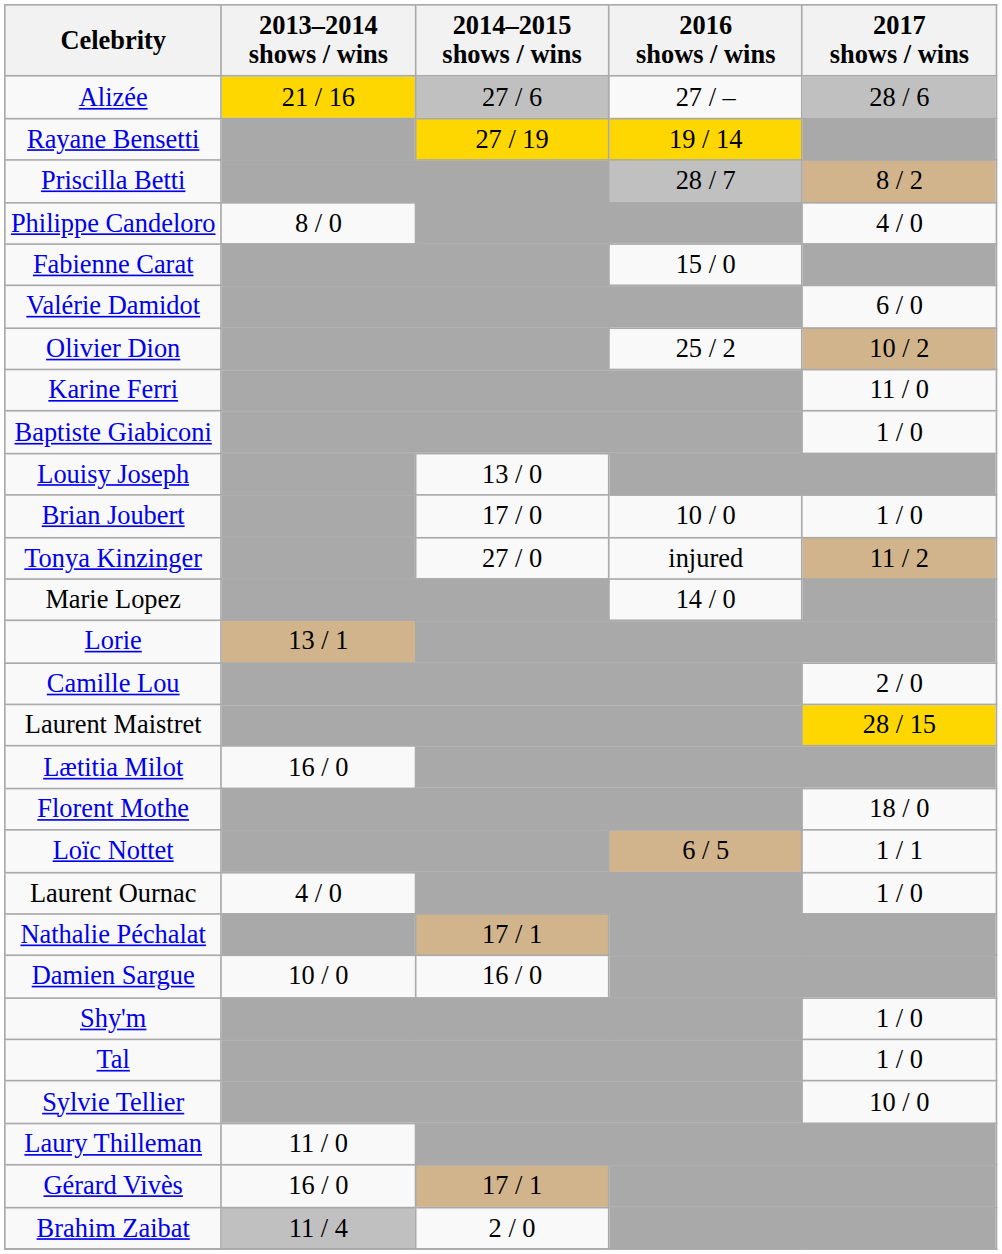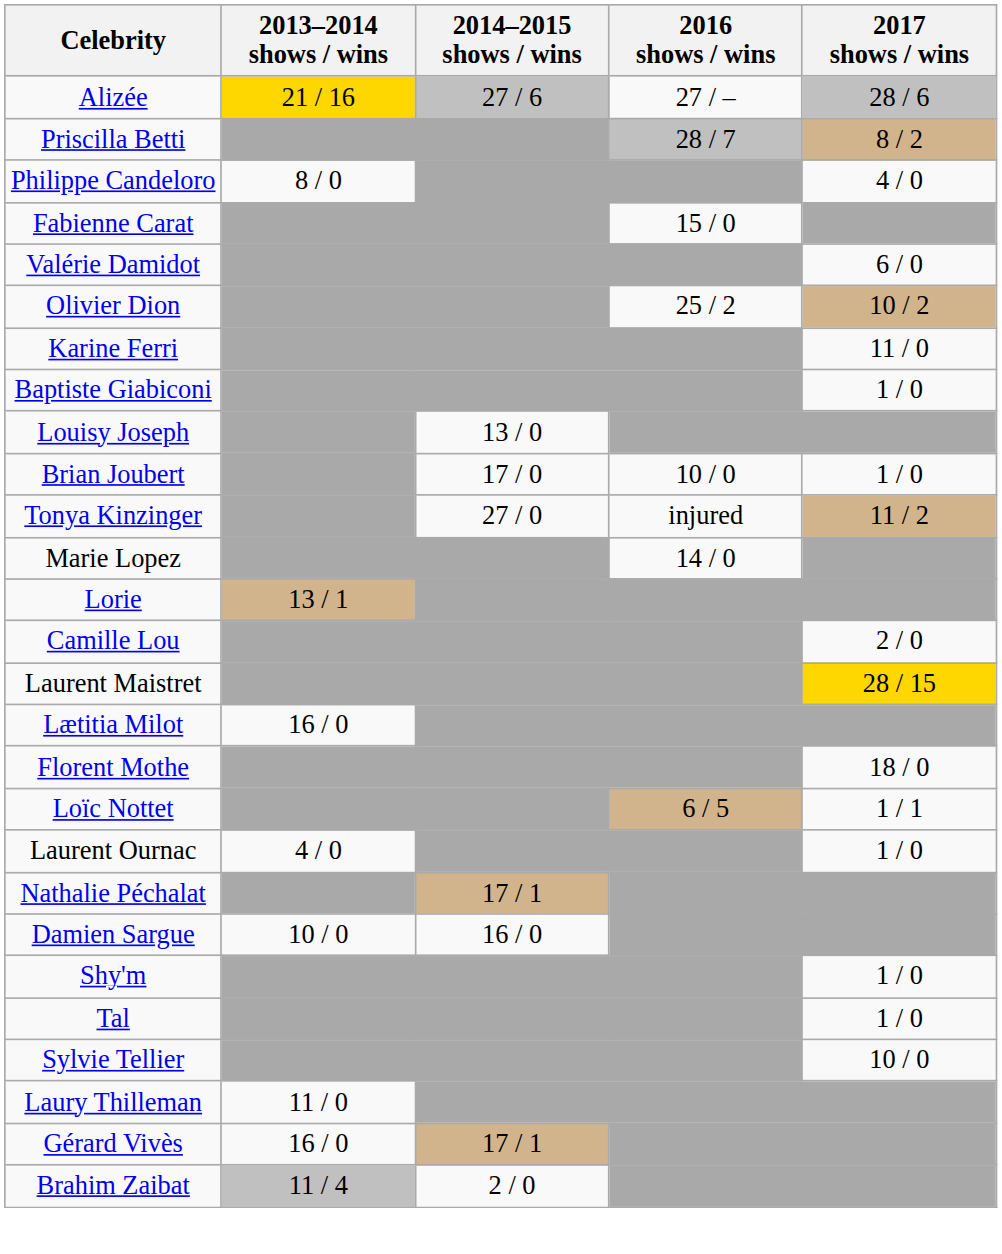- row: (113, 138)
